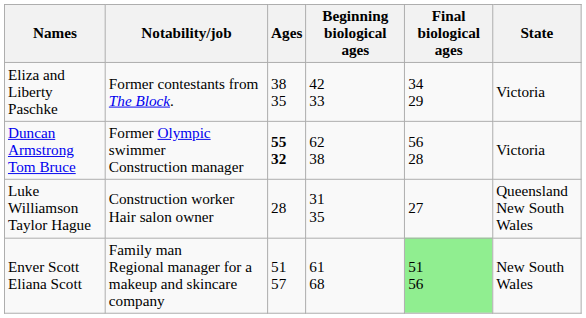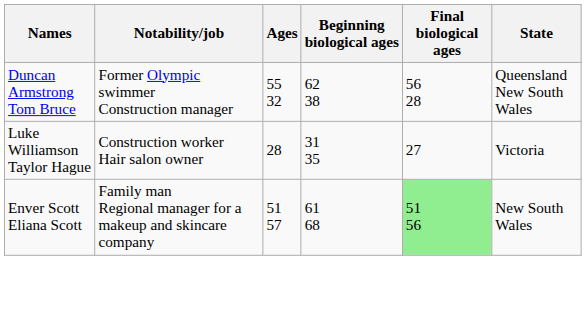- row: (36, 91)
(279, 150) bold -> (274, 91) normal
(521, 150) Victoria -> (531, 91) Queensland New South Wales
(532, 208) Queensland New South Wales -> (520, 150) Victoria
